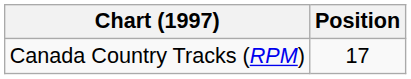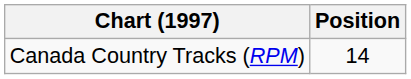(358, 55) 17 -> (358, 55) 14
